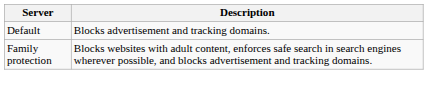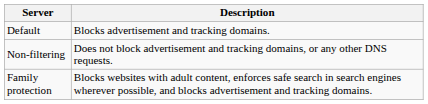+ row: (36, 54)
